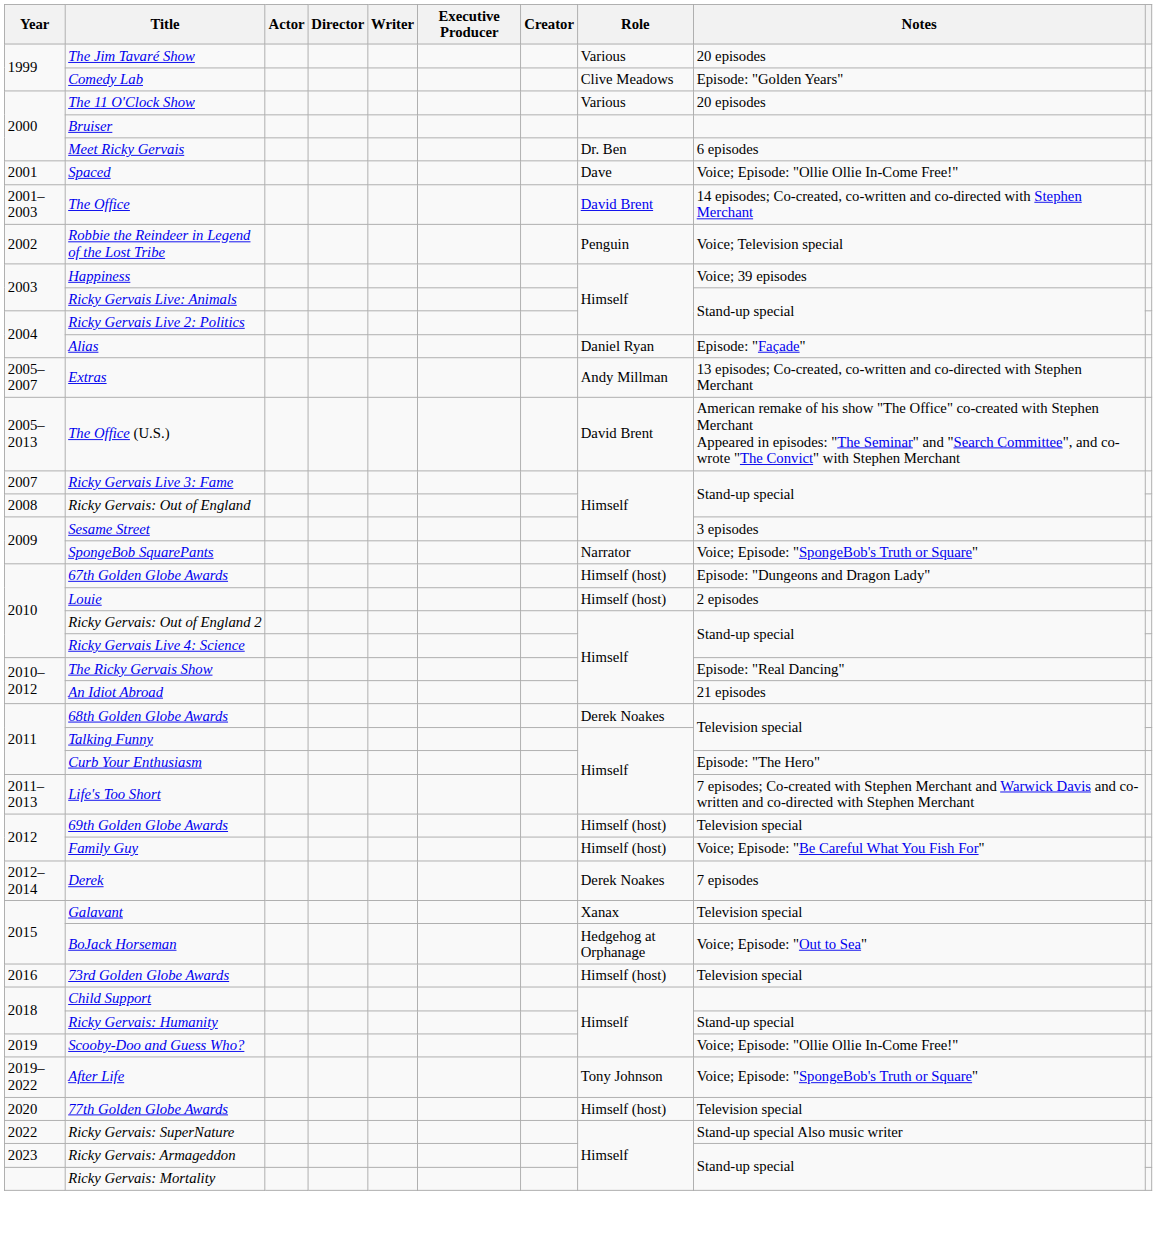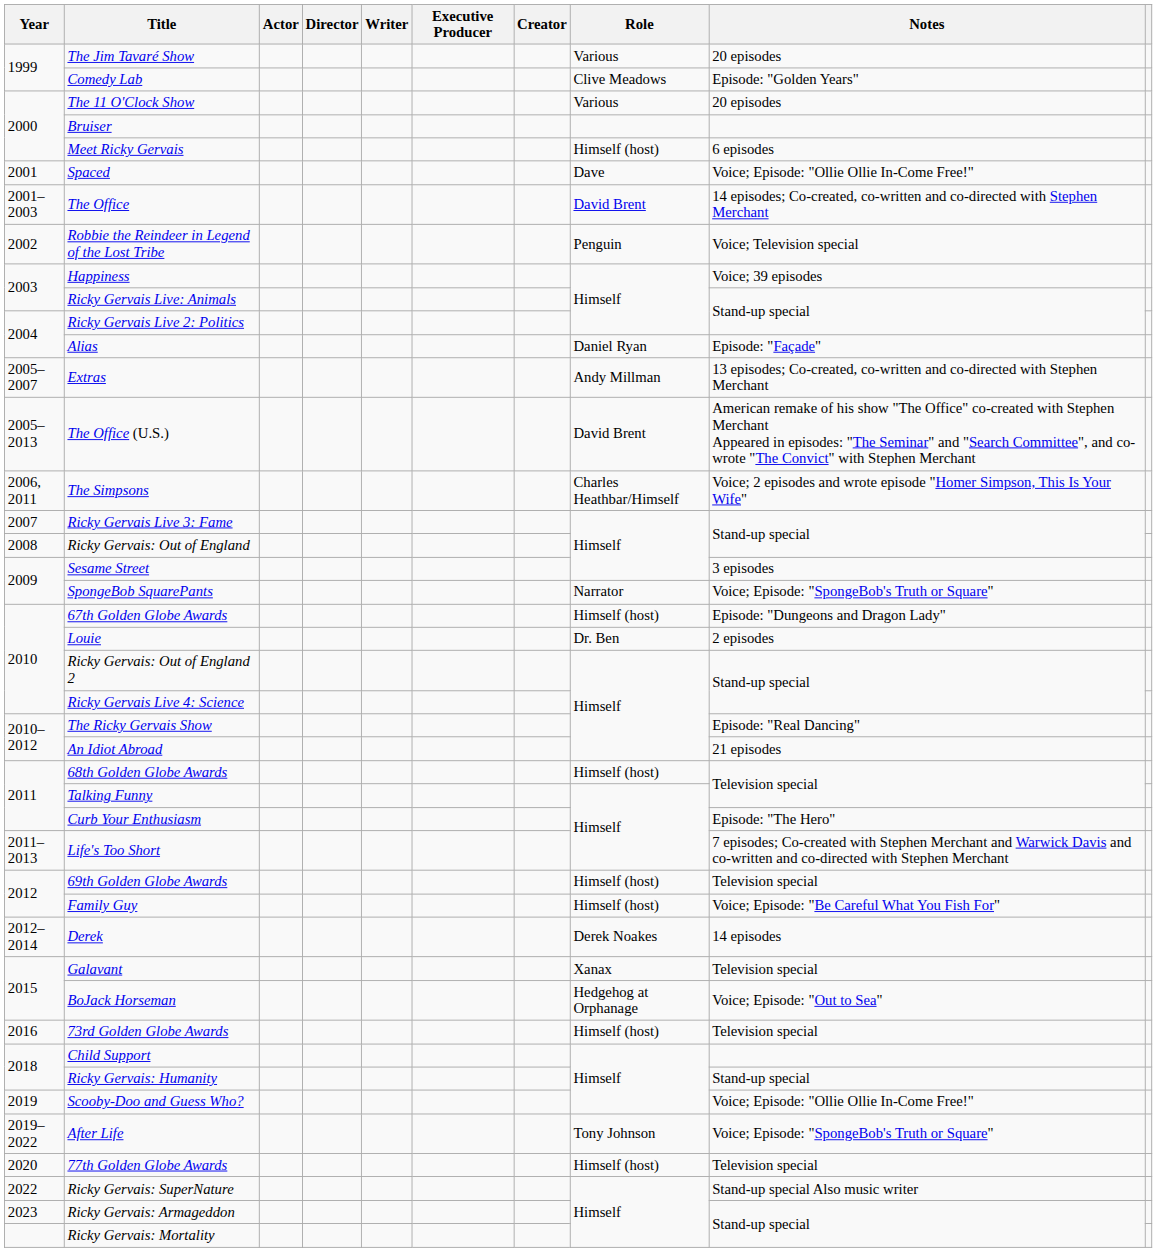(604, 149) Dr. Ben -> (616, 149) Himself (host)
+ row: (108, 490)
(623, 598) Himself (host) -> (596, 638) Dr. Ben
(623, 715) Derek Noakes -> (616, 772) Himself (host)
(728, 880) 7 episodes -> (747, 937) 14 episodes
